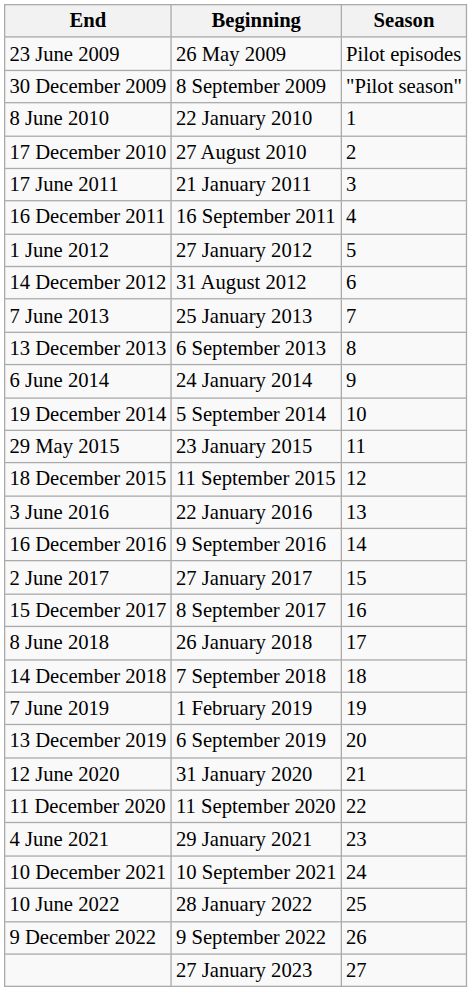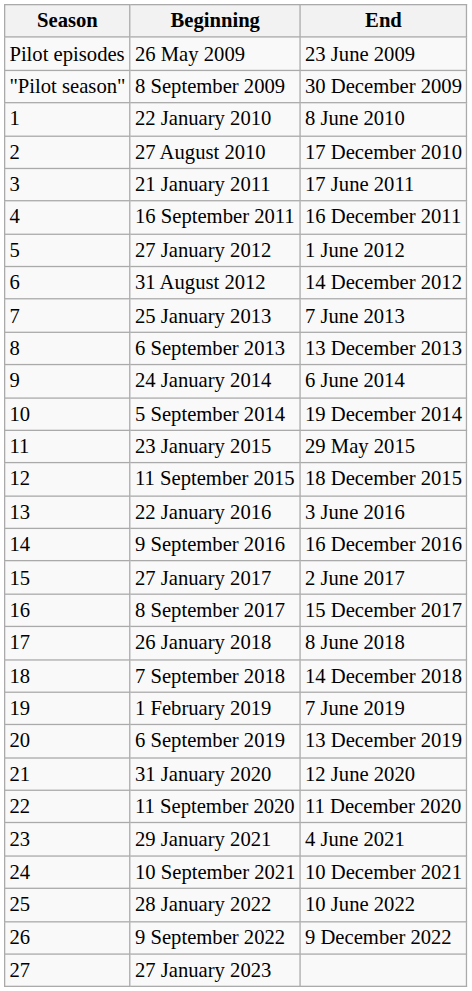columns swapped: (404, 20) <-> (88, 20)
